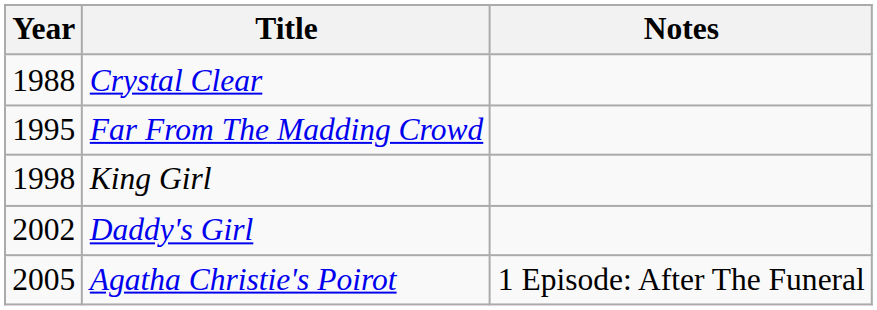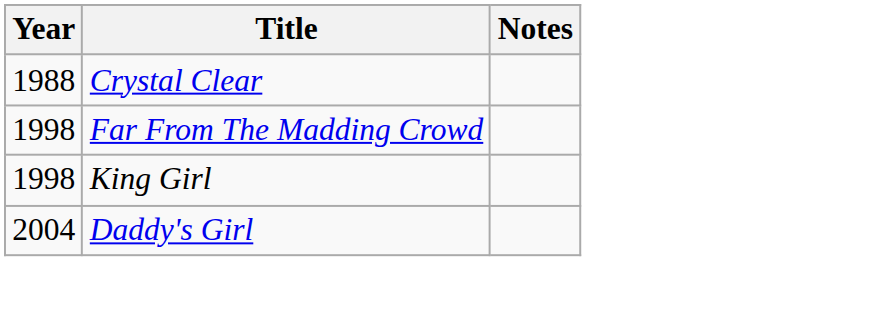(44, 129) 1995 -> (44, 129) 1998
(44, 229) 2002 -> (44, 229) 2004
- row: (243, 279)
